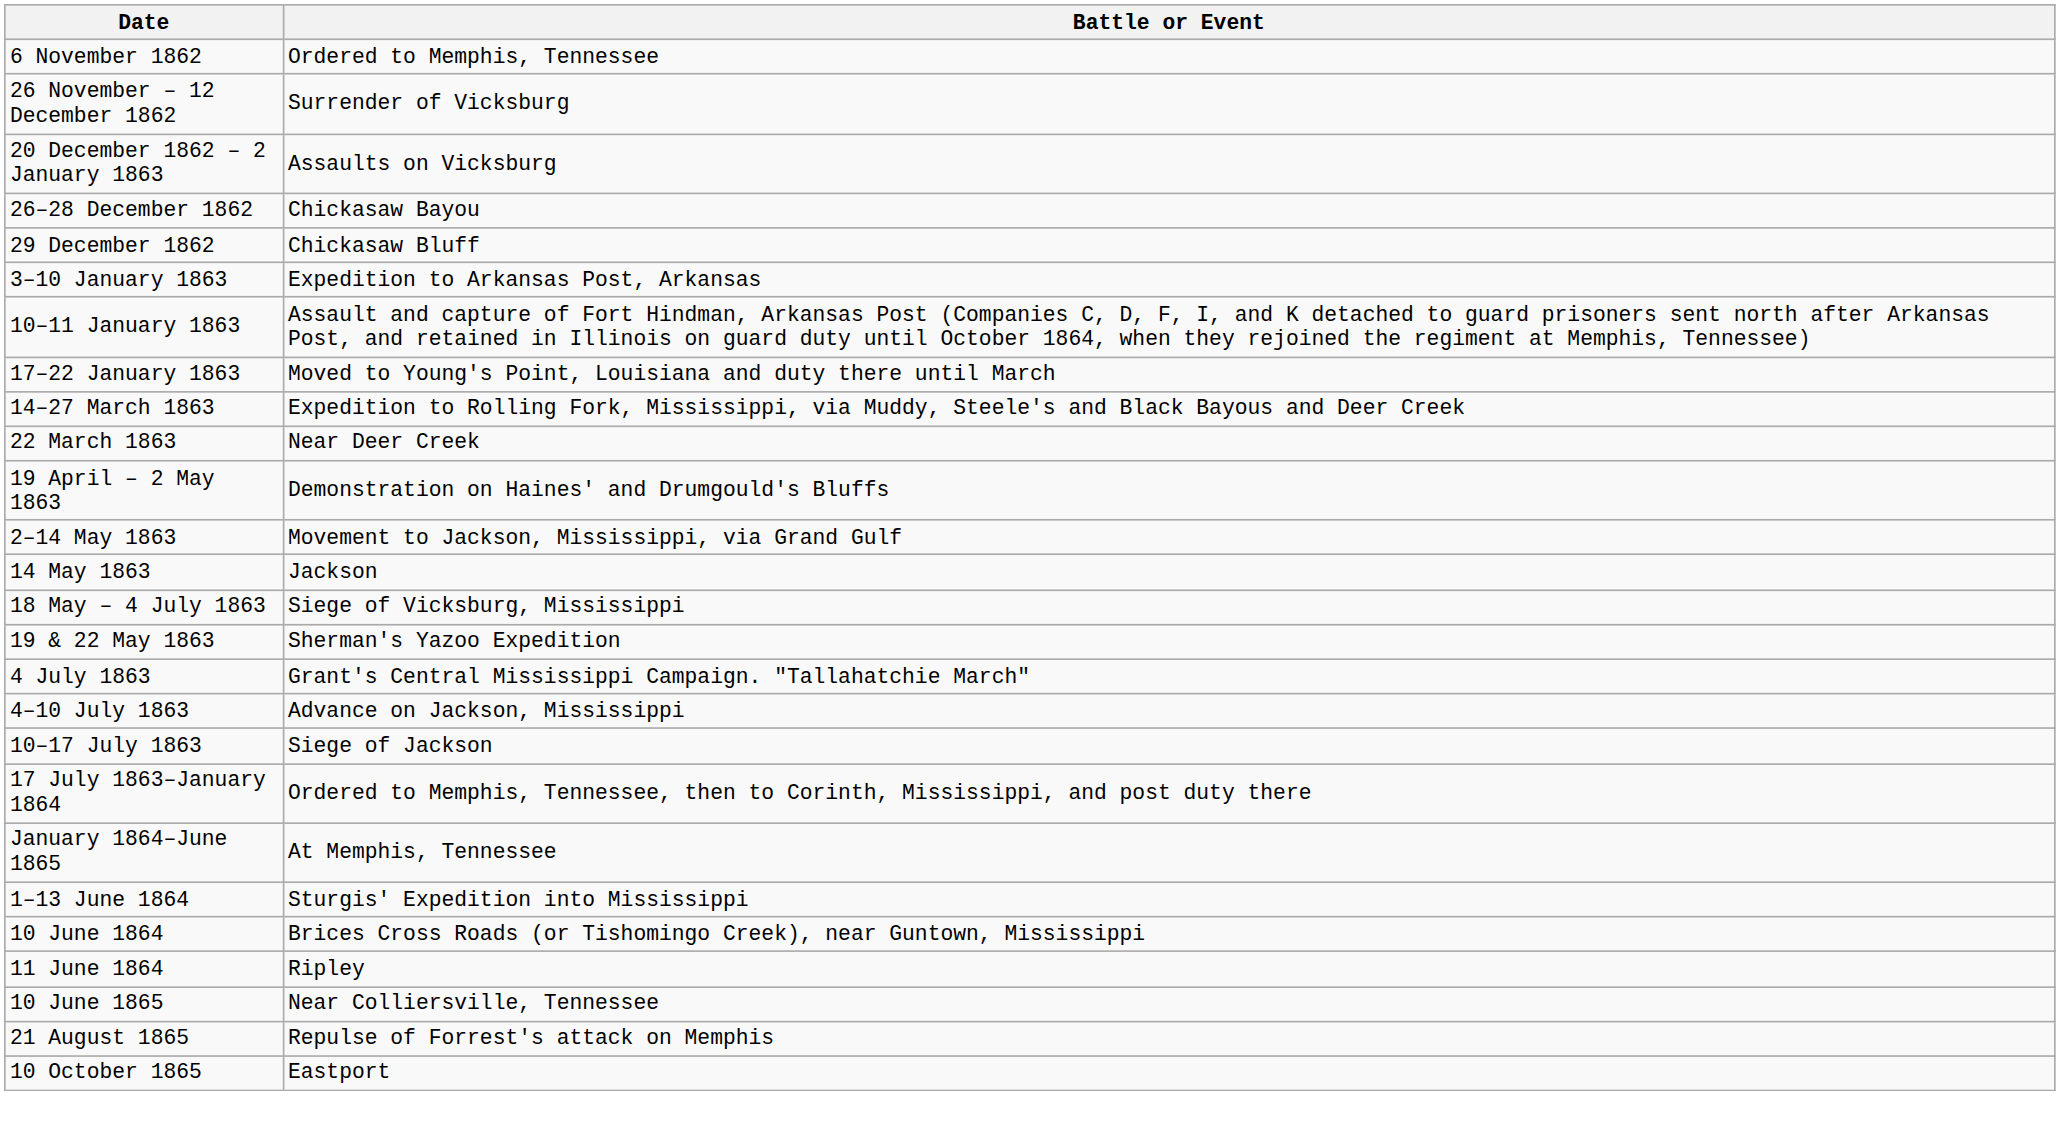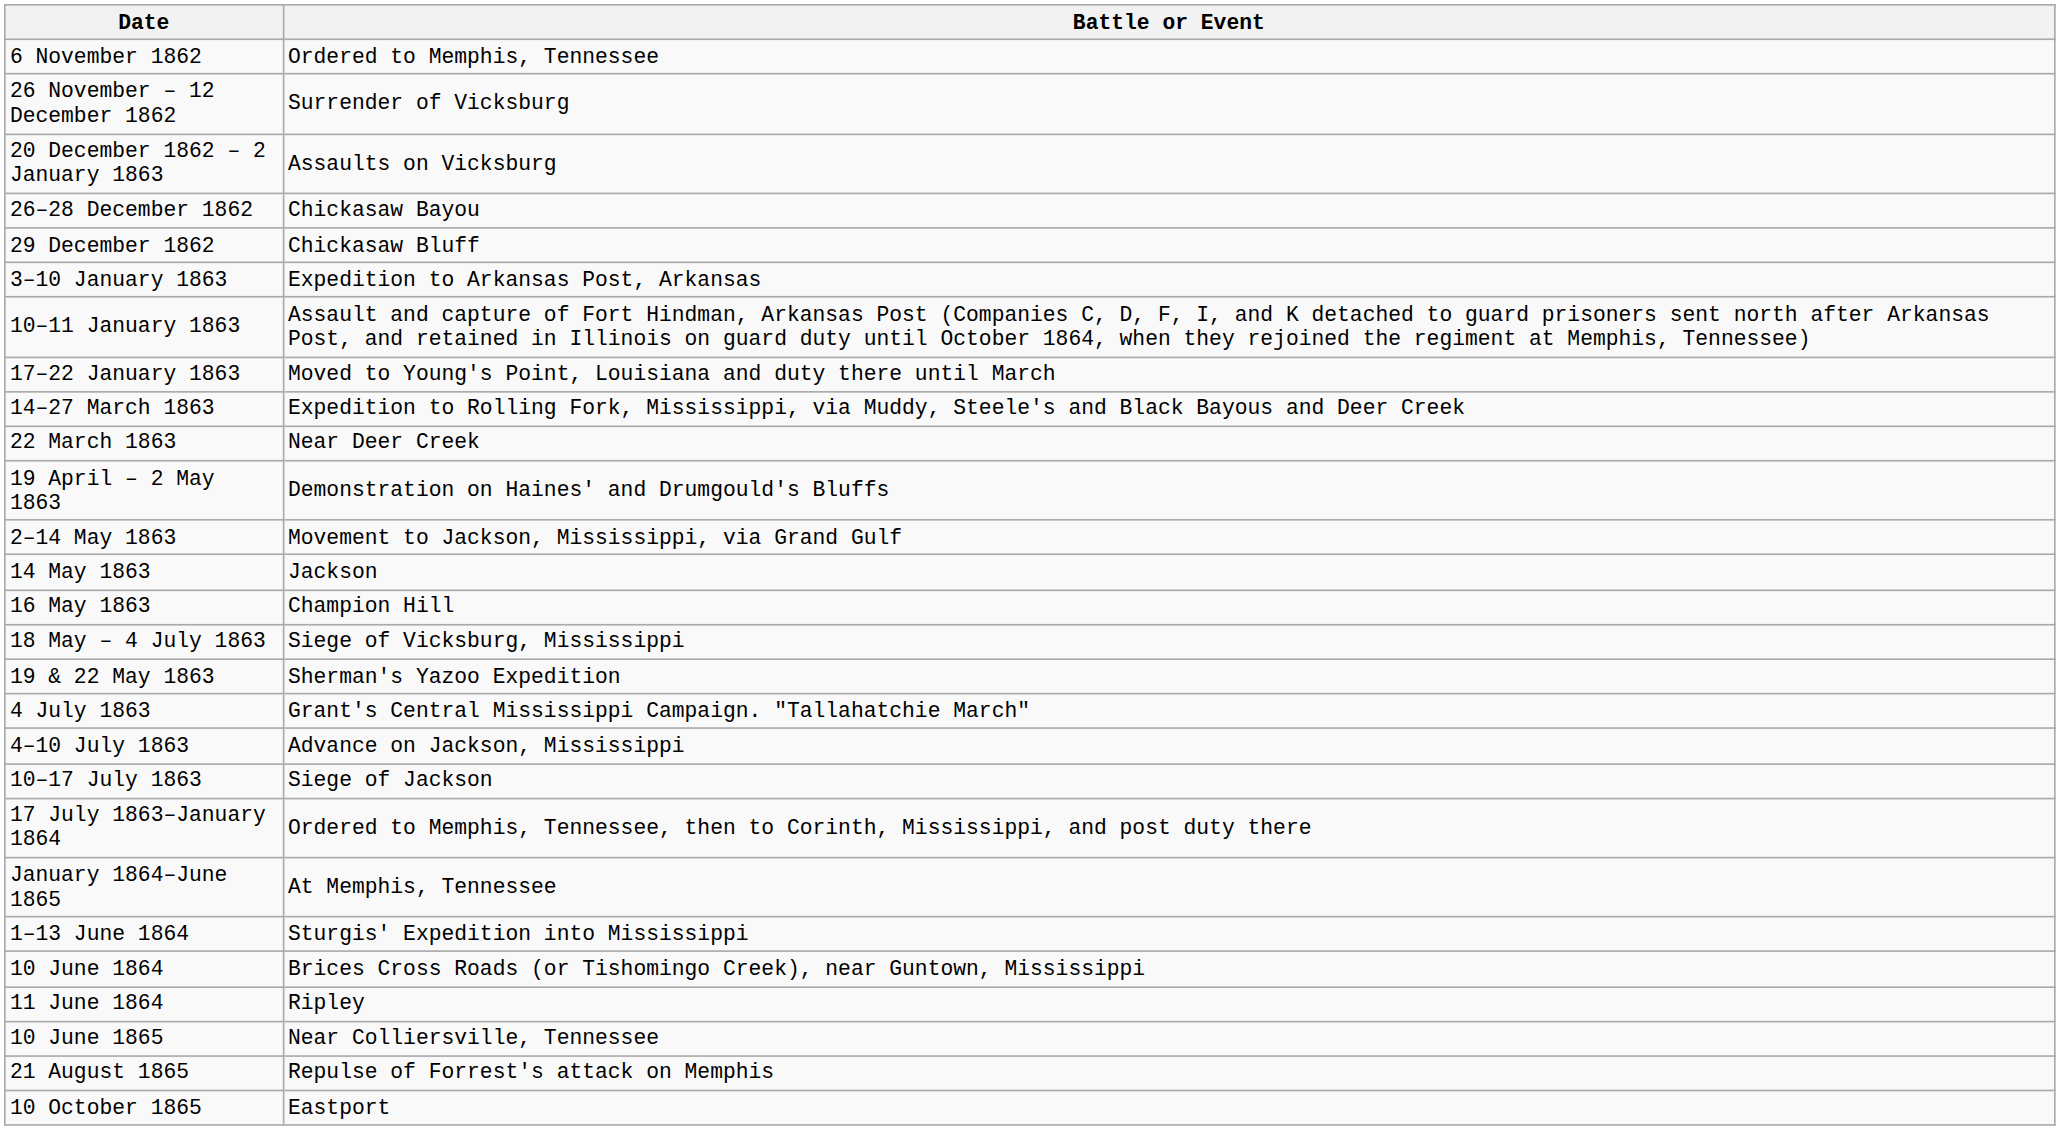+ row: (80, 607)
